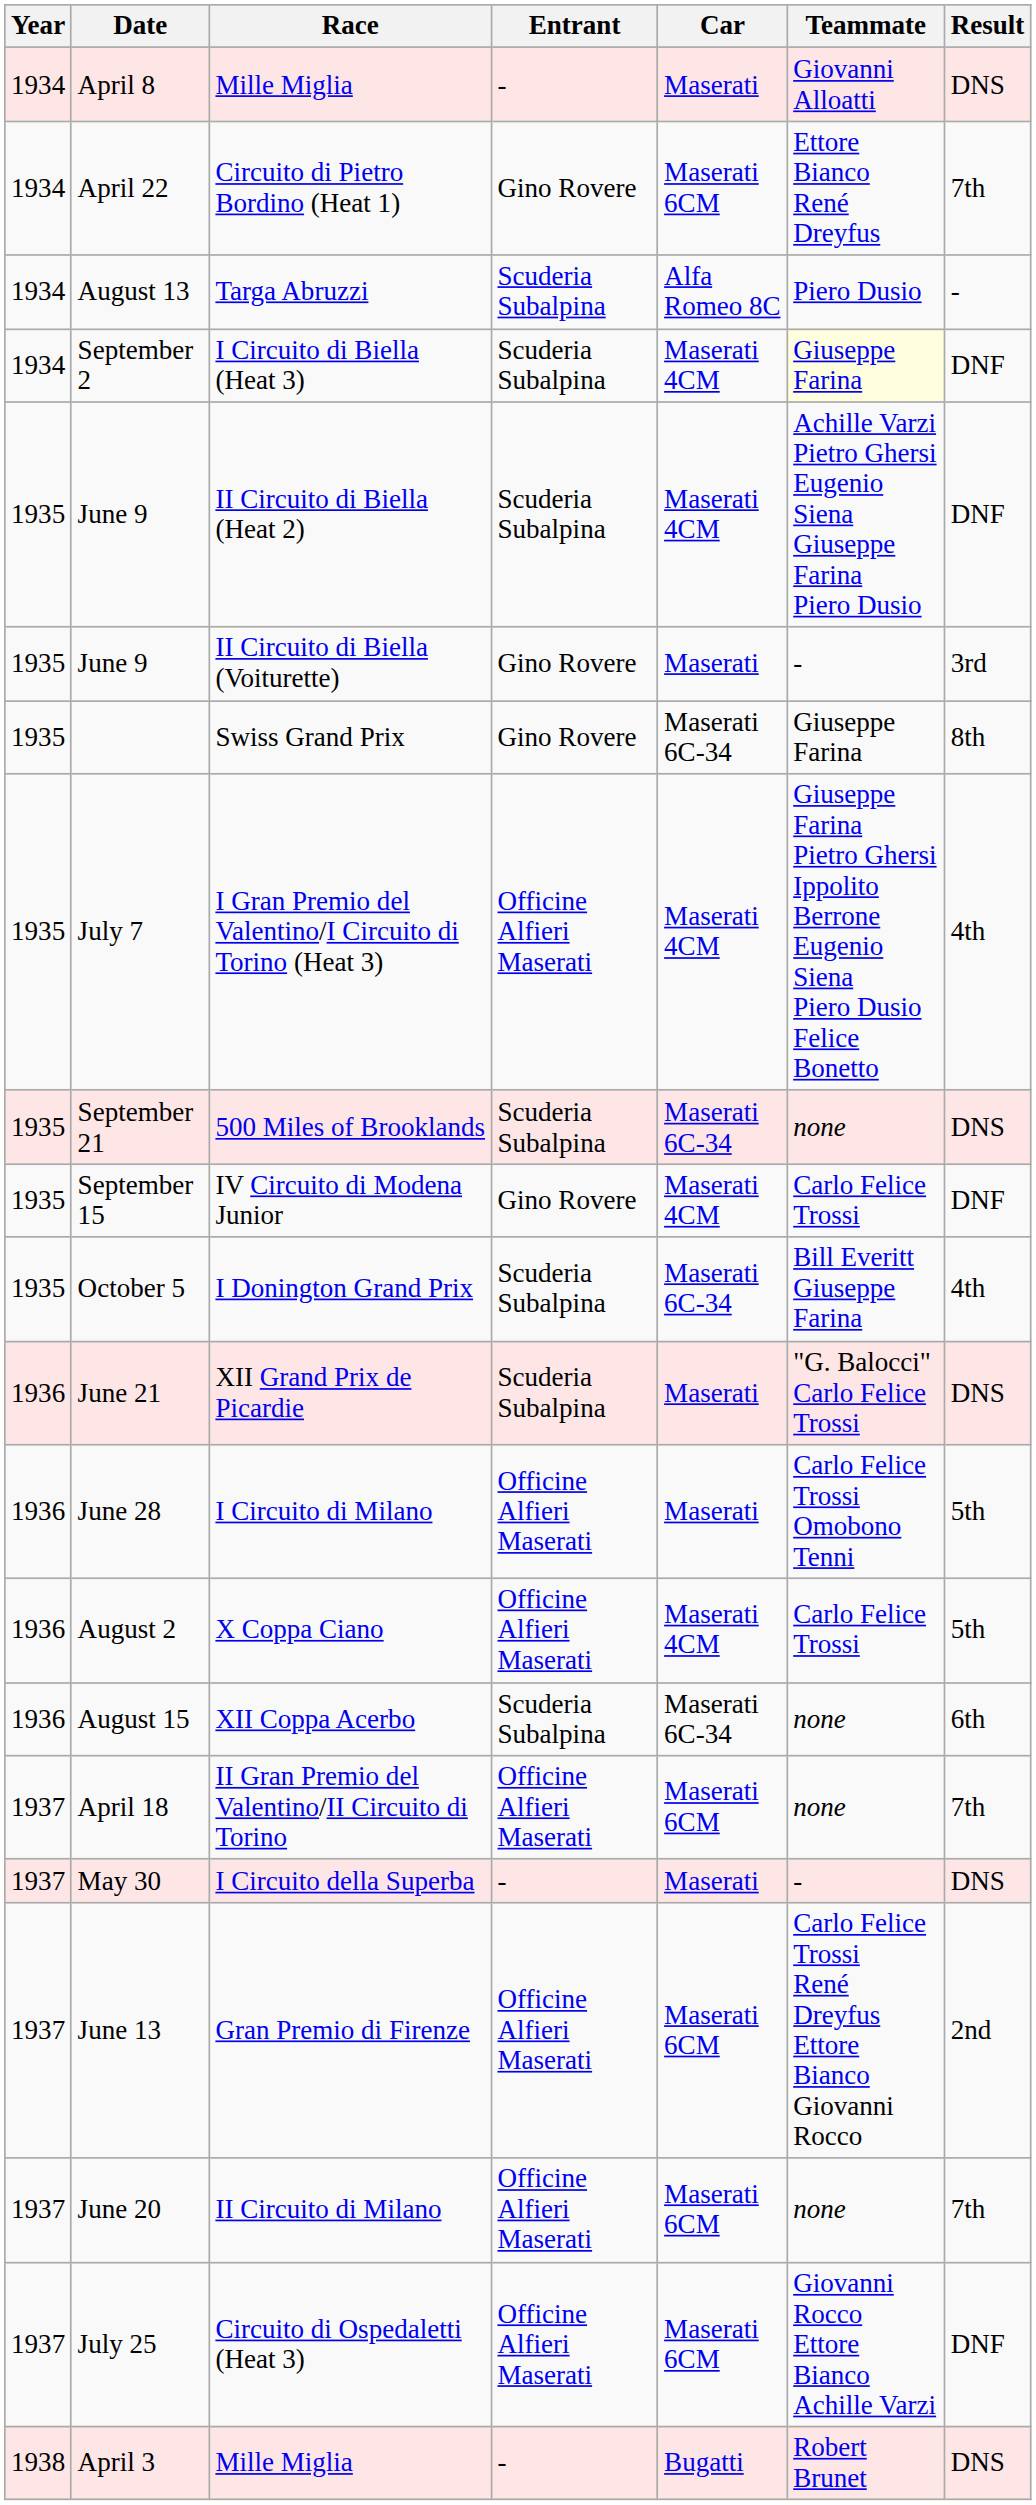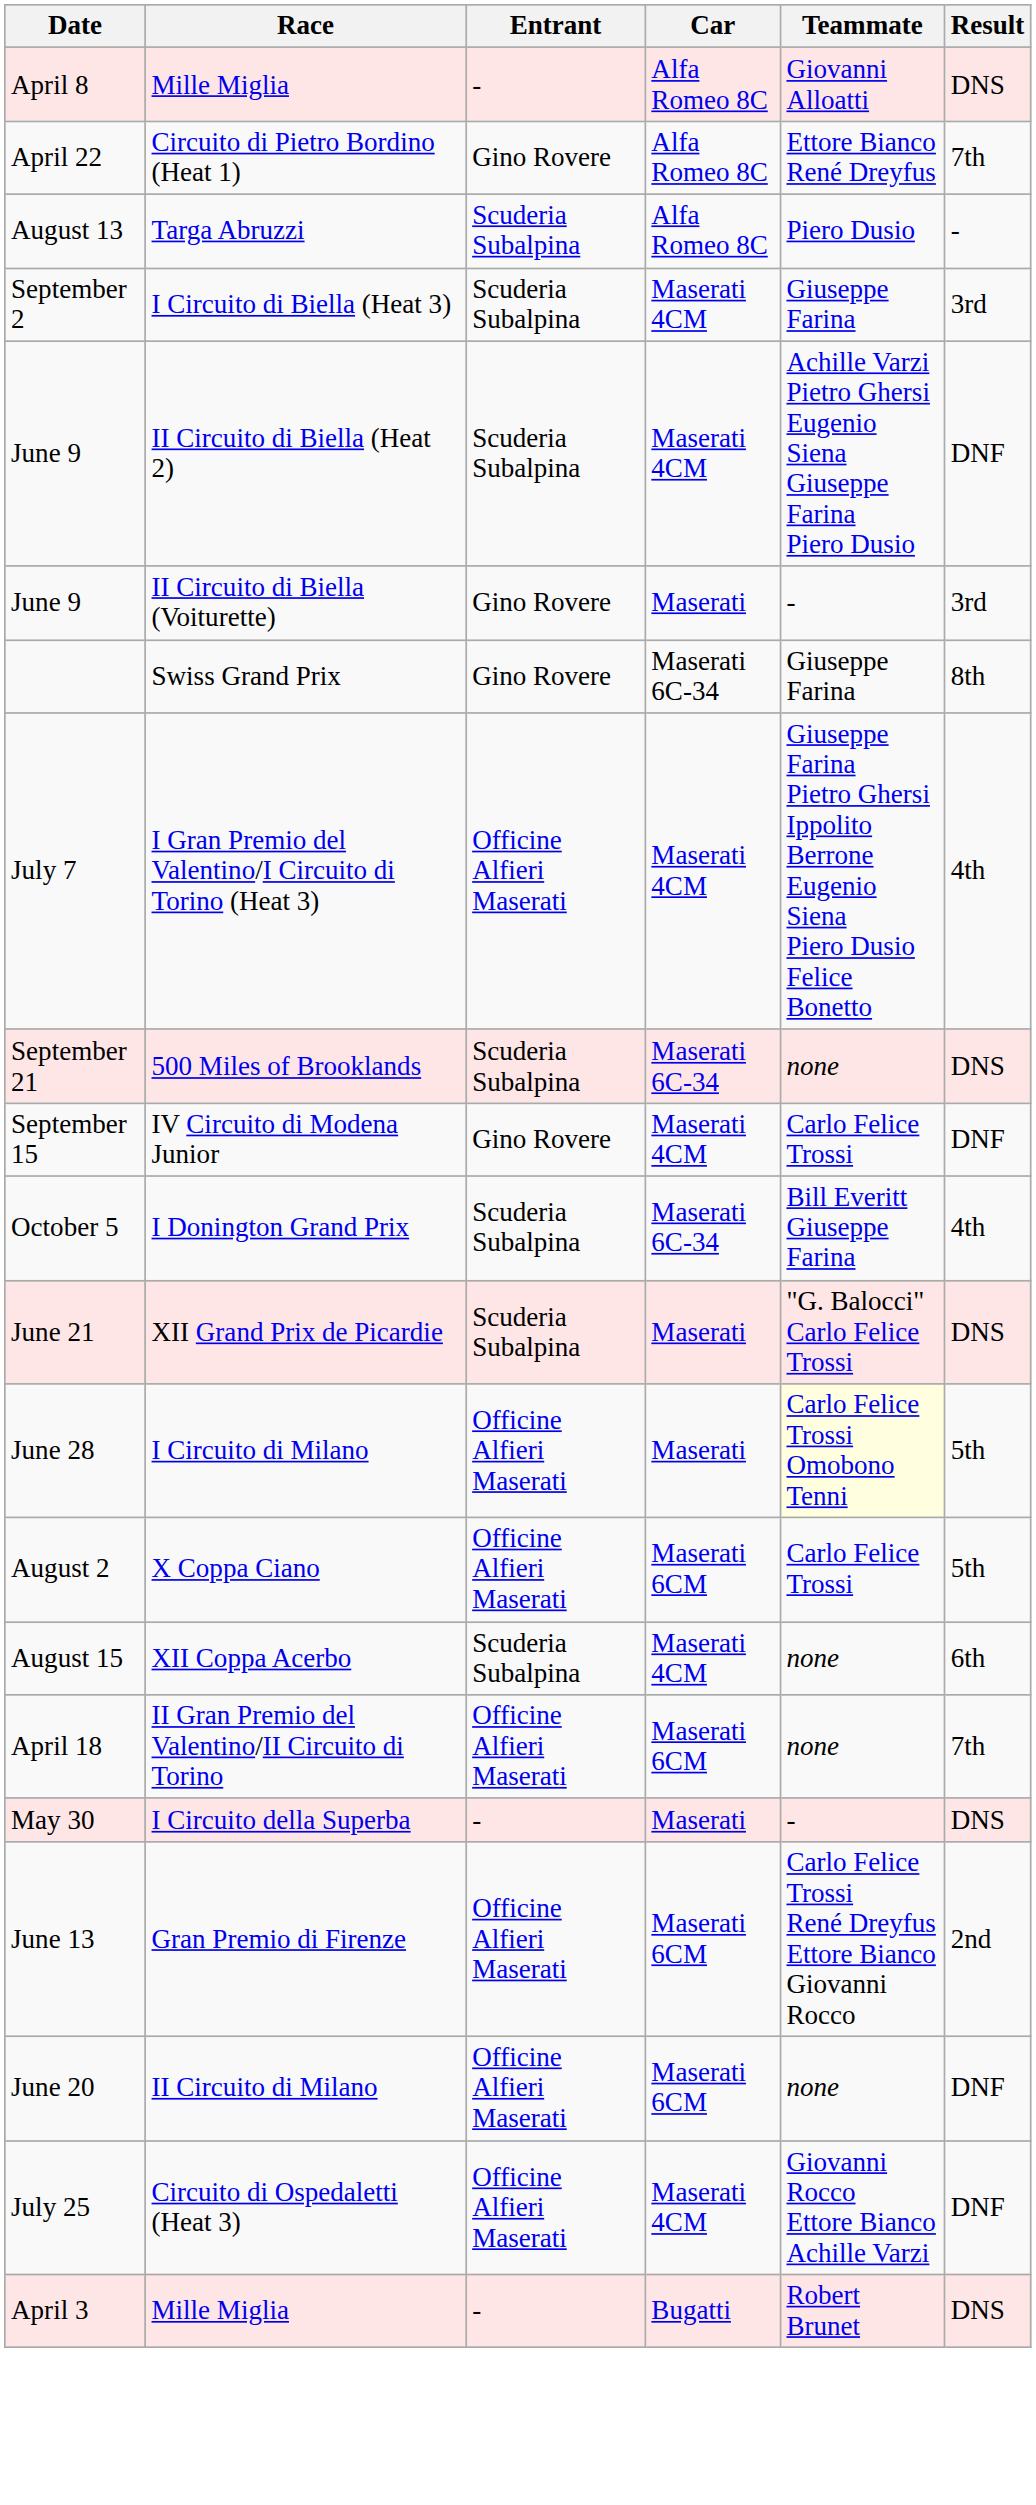- column: (38, 25)
(711, 84) Maserati -> (710, 84) Alfa Romeo 8C
(711, 187) Maserati 6CM -> (710, 157) Alfa Romeo 8C
(844, 364) lightyellow background -> (838, 303) no background
(978, 364) DNF -> (969, 303) 3rd
(860, 1511) no background -> (853, 1450) lightyellow background
(711, 1630) Maserati 4CM -> (699, 1569) Maserati 6CM
(711, 1718) Maserati 6C-34 -> (699, 1657) Maserati 4CM
(968, 2209) 7th -> (978, 2087) DNF
(711, 2343) Maserati 6CM -> (699, 2206) Maserati 4CM
